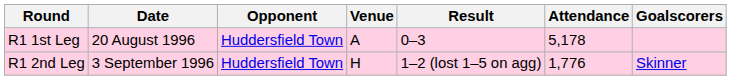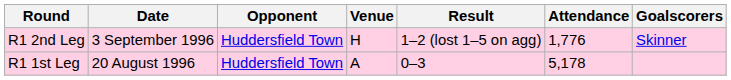rows swapped: (44, 39) <-> (46, 63)
